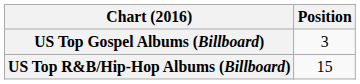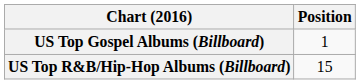(325, 41) 3 -> (325, 41) 1
